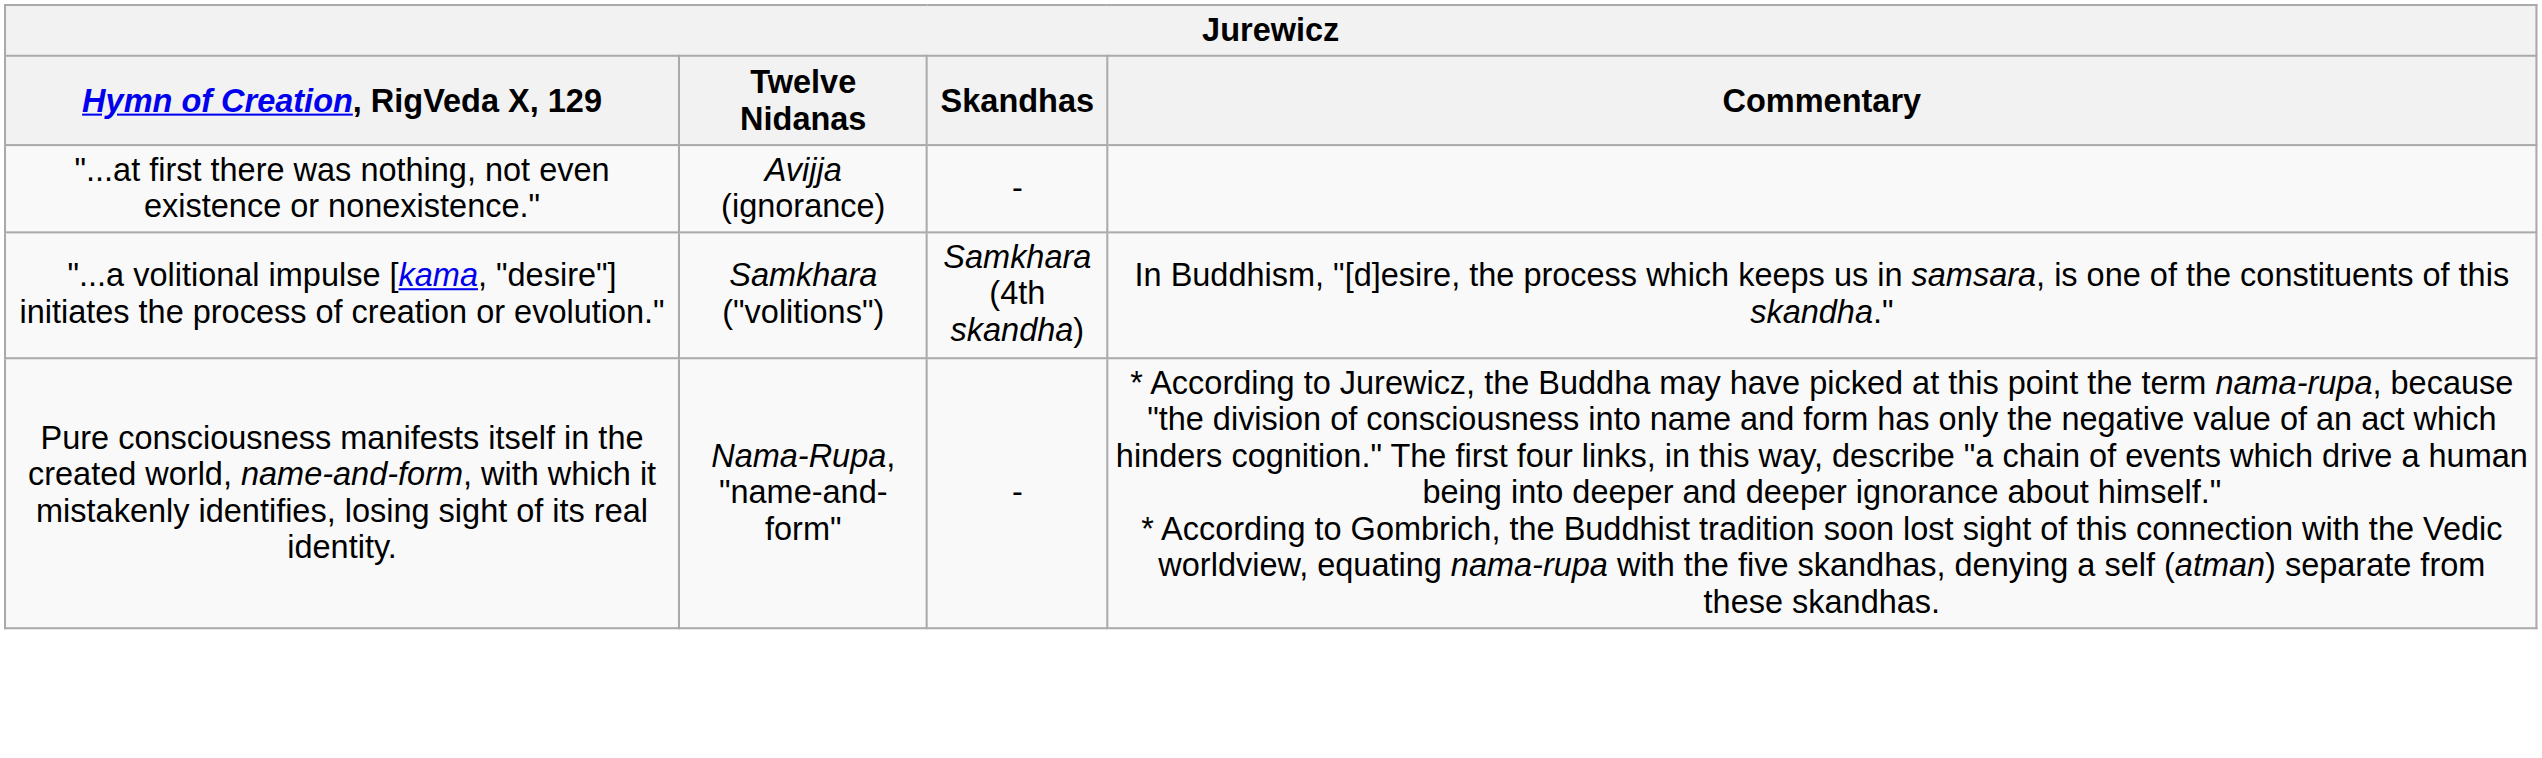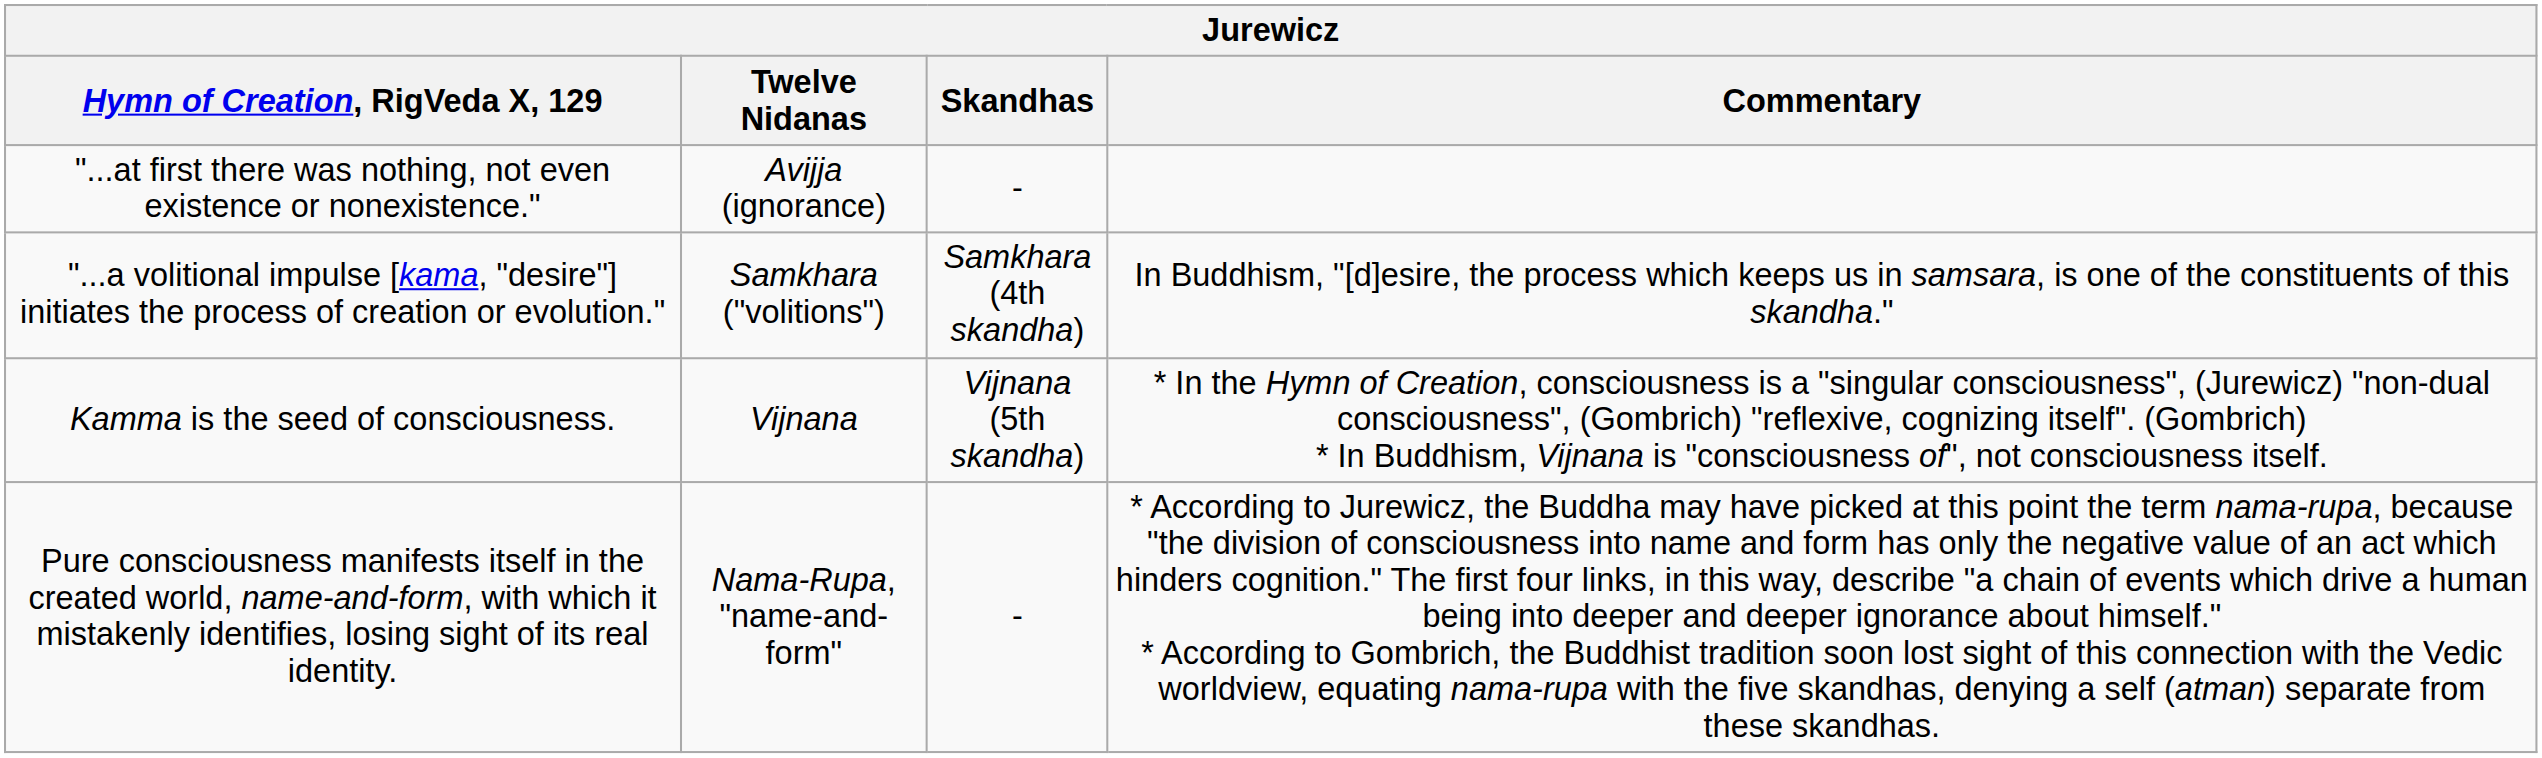+ row: (343, 419)
